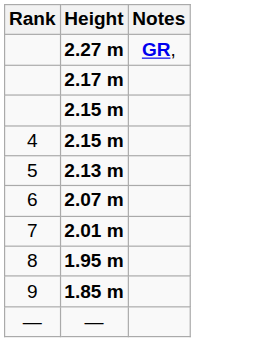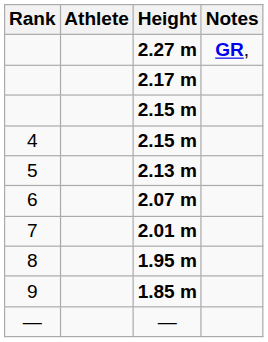+ column: (97, 19)
